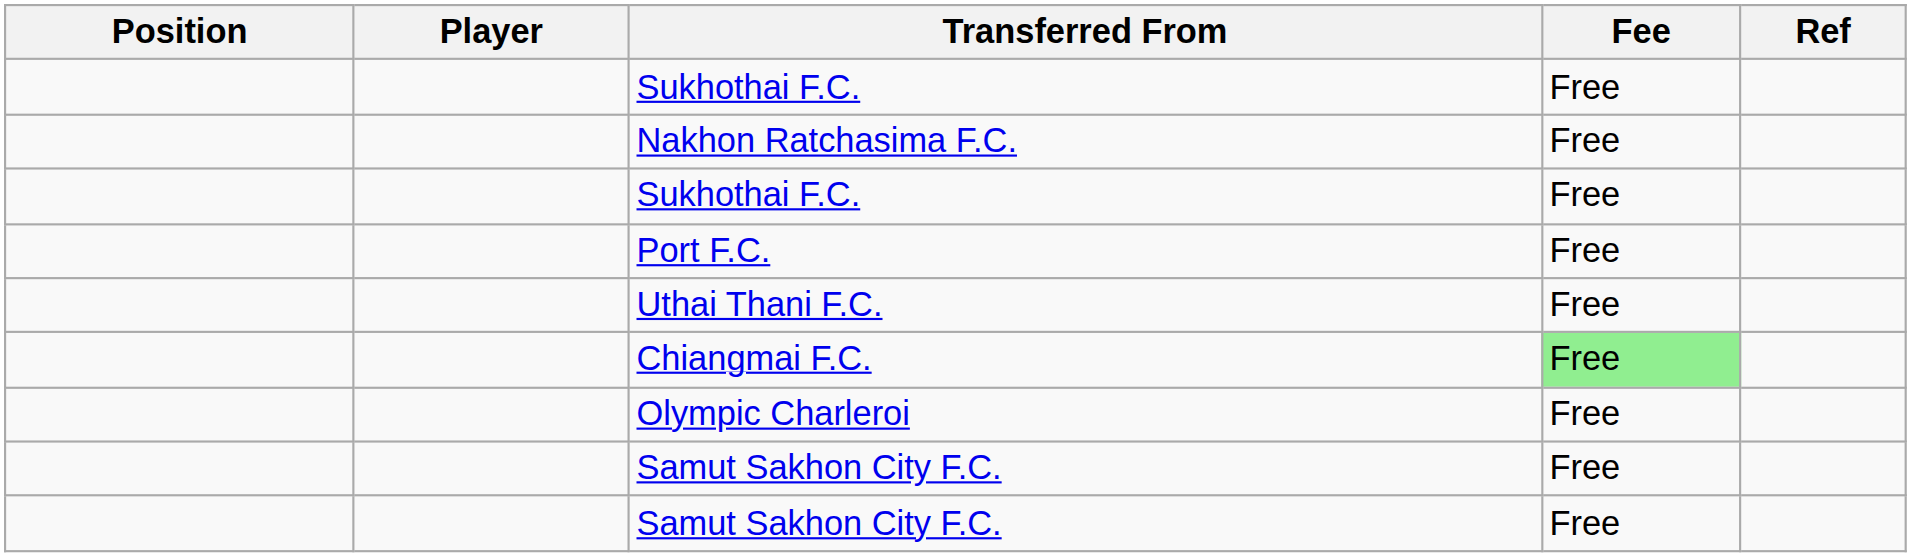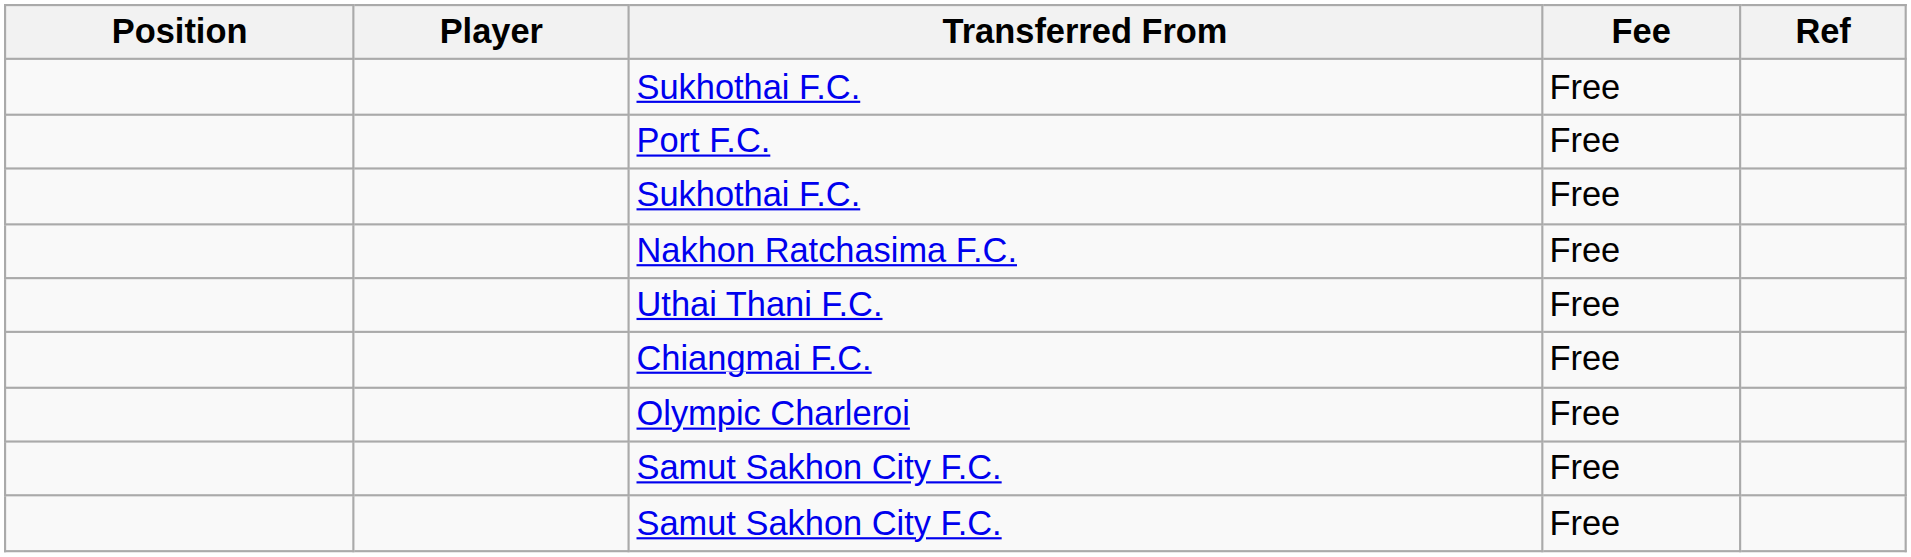rows swapped: (180, 251) <-> (180, 141)
(1585, 359) lightgreen background -> (1585, 359) no background
